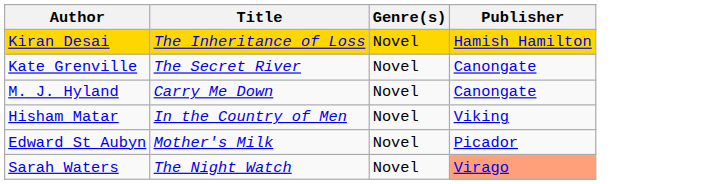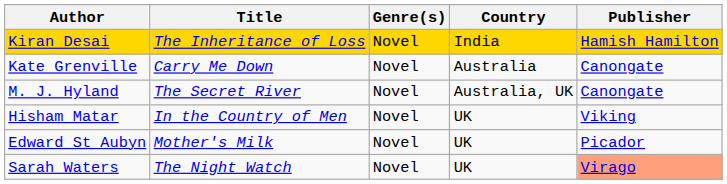+ column: (513, 17)
(227, 67) The Secret River -> (213, 67) Carry Me Down
(213, 92) Carry Me Down -> (227, 92) The Secret River
